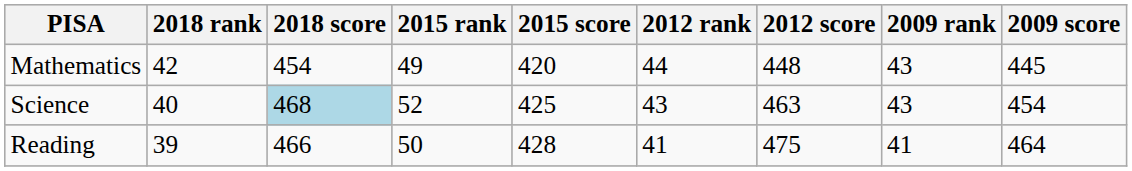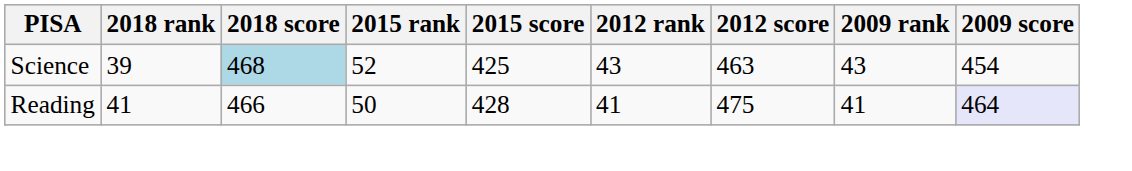- row: (76, 64)
(165, 104) 40 -> (119, 64) 39
(165, 144) 39 -> (119, 104) 41
(1027, 144) no background -> (980, 104) lavender background
